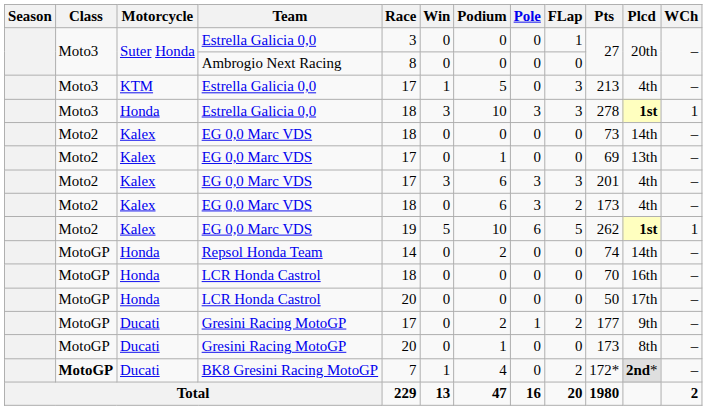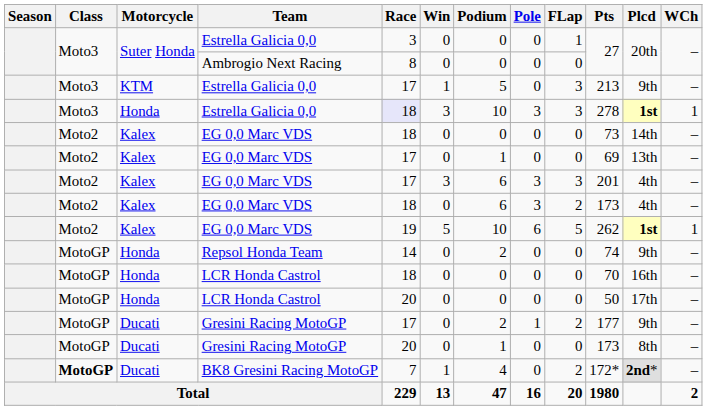(648, 87) 4th -> (648, 87) 9th
(409, 110) no background -> (409, 110) lavender background
(644, 252) 14th -> (648, 252) 9th
